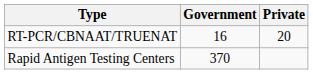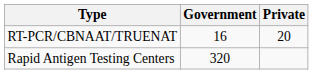(220, 58) 370 -> (220, 58) 320
